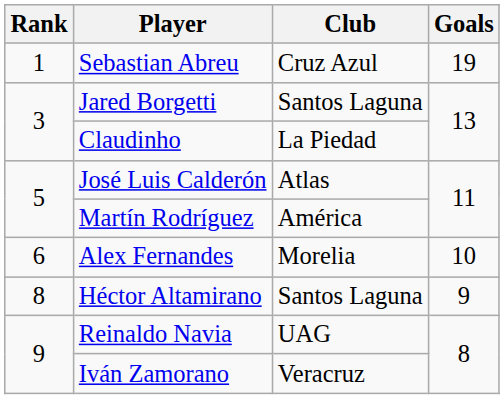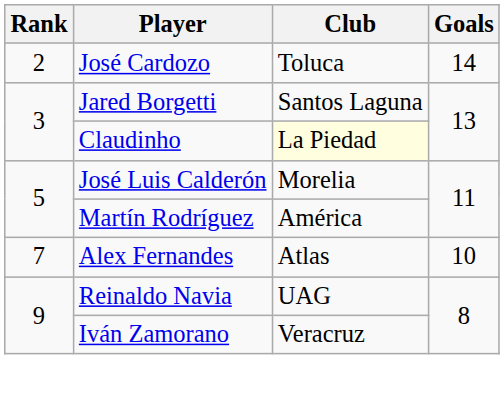- row: (159, 62)
+ row: (144, 62)
(327, 140) no background -> (327, 140) lightyellow background
(304, 179) Atlas -> (317, 179) Morelia
(39, 256) 6 -> (39, 256) 7
(317, 256) Morelia -> (304, 256) Atlas
- row: (170, 295)
